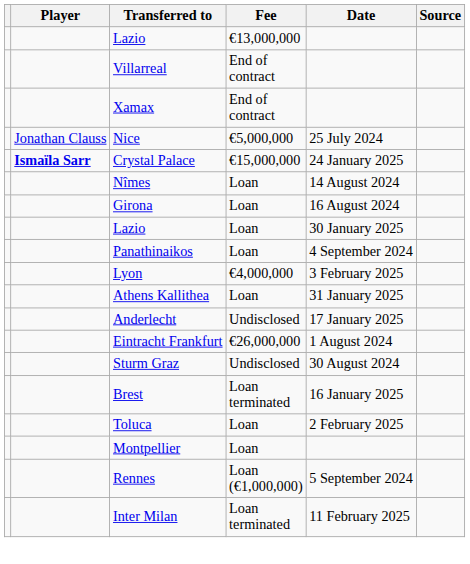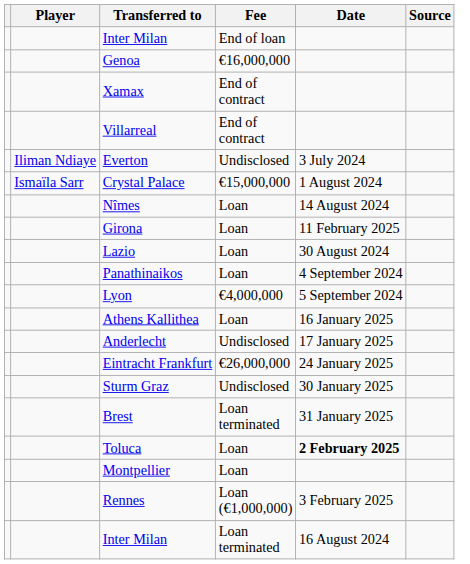+ row: (135, 38)
- row: (129, 38)
+ row: (121, 60)
rows swapped: (134, 107) <-> (140, 68)
+ row: (125, 160)
- row: (126, 138)
(52, 160) bold -> (49, 183) normal
(356, 160) 24 January 2025 -> (340, 183) 1 August 2024
(354, 205) 16 August 2024 -> (349, 228) 11 February 2025
(356, 228) 30 January 2025 -> (344, 251) 30 August 2024
(356, 273) 3 February 2025 -> (351, 296) 5 September 2024
(356, 296) 31 January 2025 -> (346, 318) 16 January 2025
(351, 341) 1 August 2024 -> (346, 364) 24 January 2025
(354, 364) 30 August 2024 -> (346, 386) 30 January 2025
(356, 394) 16 January 2025 -> (346, 417) 31 January 2025
(356, 425) normal -> (349, 447) bold
(361, 478) 5 September 2024 -> (346, 500) 3 February 2025
(360, 516) 11 February 2025 -> (344, 539) 16 August 2024
